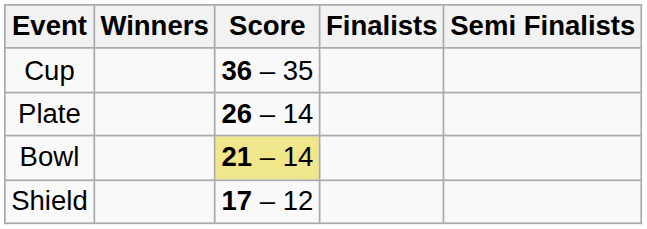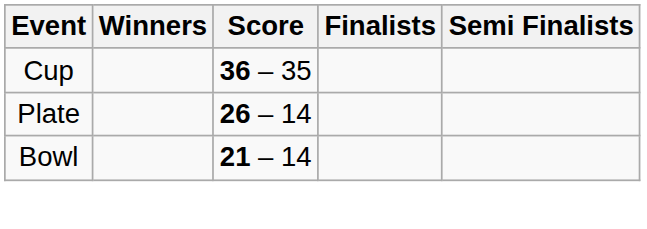(267, 157) khaki background -> (266, 157) no background
- row: (49, 200)
